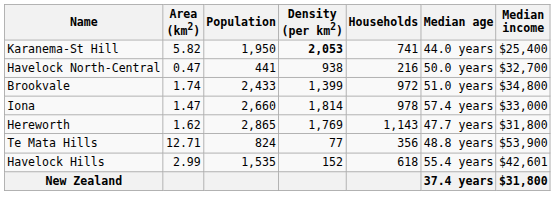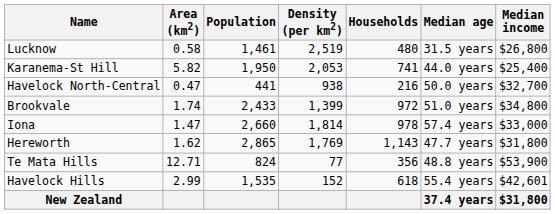+ row: (32, 49)
(326, 49) bold -> (326, 68) normal
